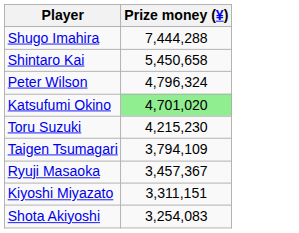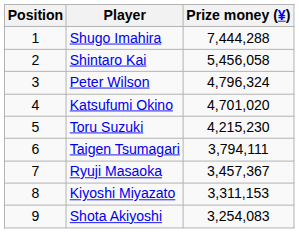+ column: (35, 15)
(176, 60) 5,450,658 -> (238, 60) 5,456,058
(176, 104) lightgreen background -> (238, 104) no background
(176, 149) 3,794,109 -> (238, 149) 3,794,111
(176, 194) 3,311,151 -> (238, 194) 3,311,153
